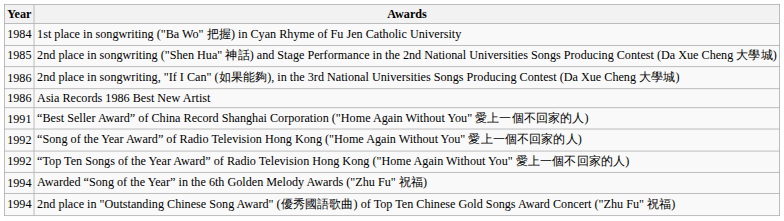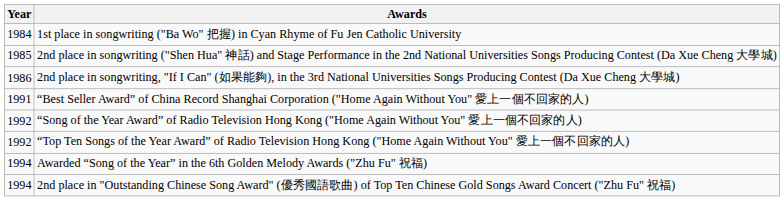- row: (124, 98)
